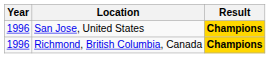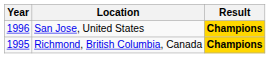(18, 45) 1996 -> (18, 45) 1995
